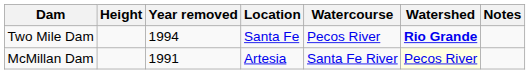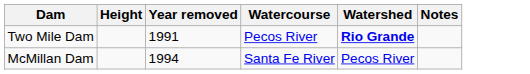- column: (272, 15)
(164, 36) 1994 -> (164, 36) 1991
(164, 58) 1991 -> (164, 58) 1994
(441, 58) lightyellow background -> (378, 58) no background
